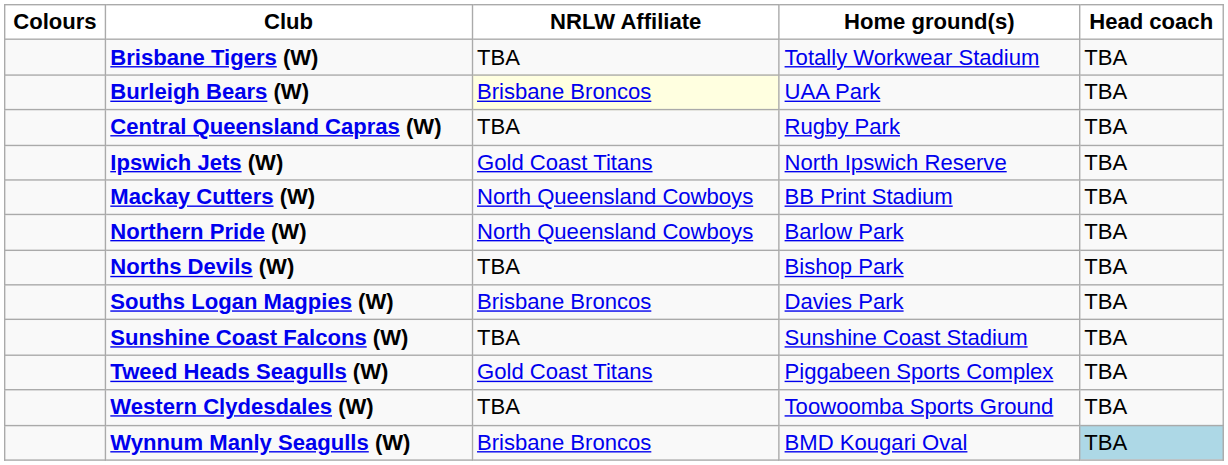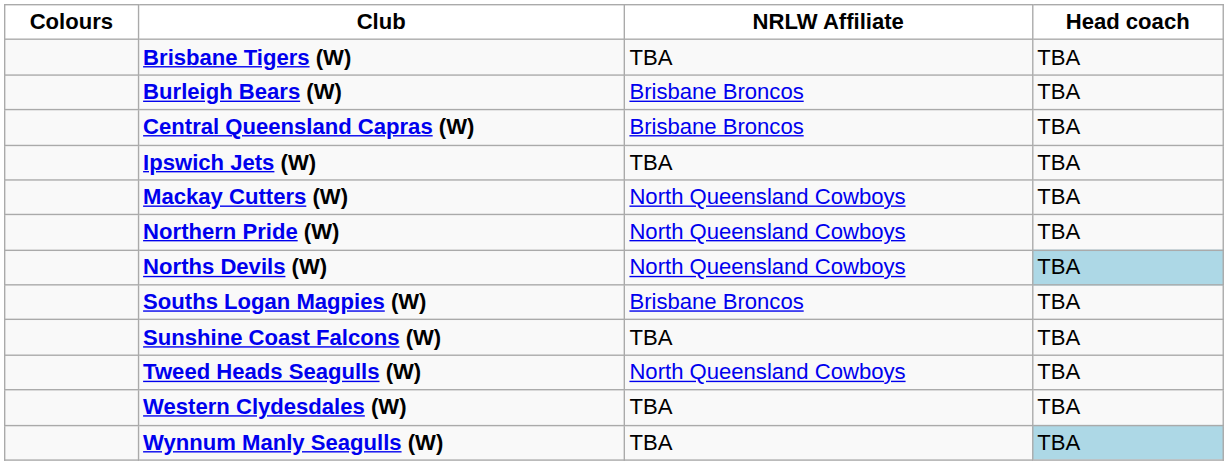- column: (929, 22)
(564, 92) lightyellow background -> (717, 92) no background
(499, 127) TBA -> (717, 127) Brisbane Broncos
(565, 162) Gold Coast Titans -> (651, 162) TBA
(499, 267) TBA -> (767, 267) North Queensland Cowboys
(1106, 267) no background -> (1059, 267) lightblue background
(565, 372) Gold Coast Titans -> (767, 372) North Queensland Cowboys
(564, 442) Brisbane Broncos -> (651, 442) TBA
